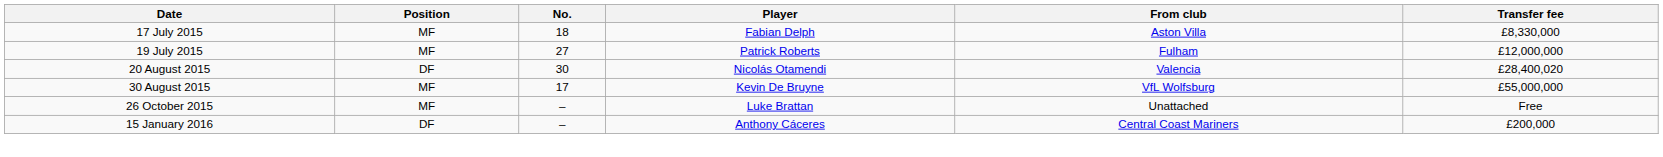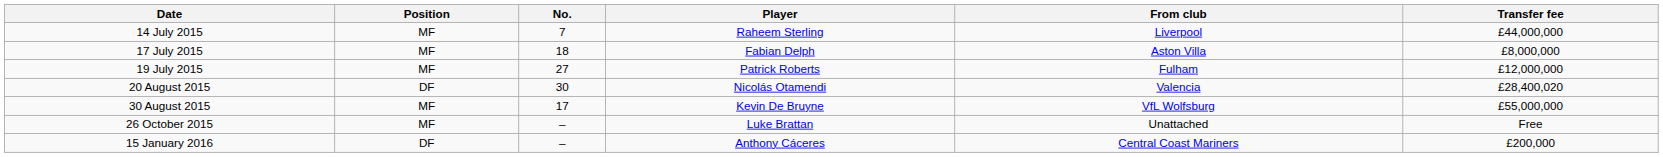+ row: (170, 32)
(1531, 32) £8,330,000 -> (1531, 50) £8,000,000
